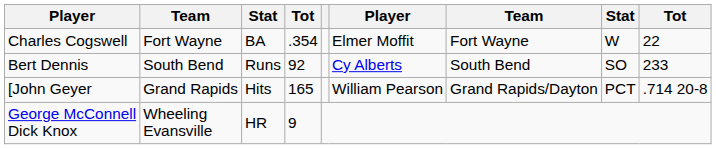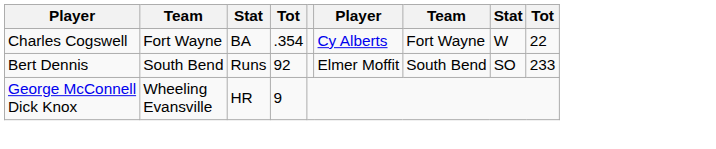(373, 41) Elmer Moffit -> (353, 41) Cy Alberts
(367, 65) Cy Alberts -> (358, 65) Elmer Moffit
- row: (50, 89)
